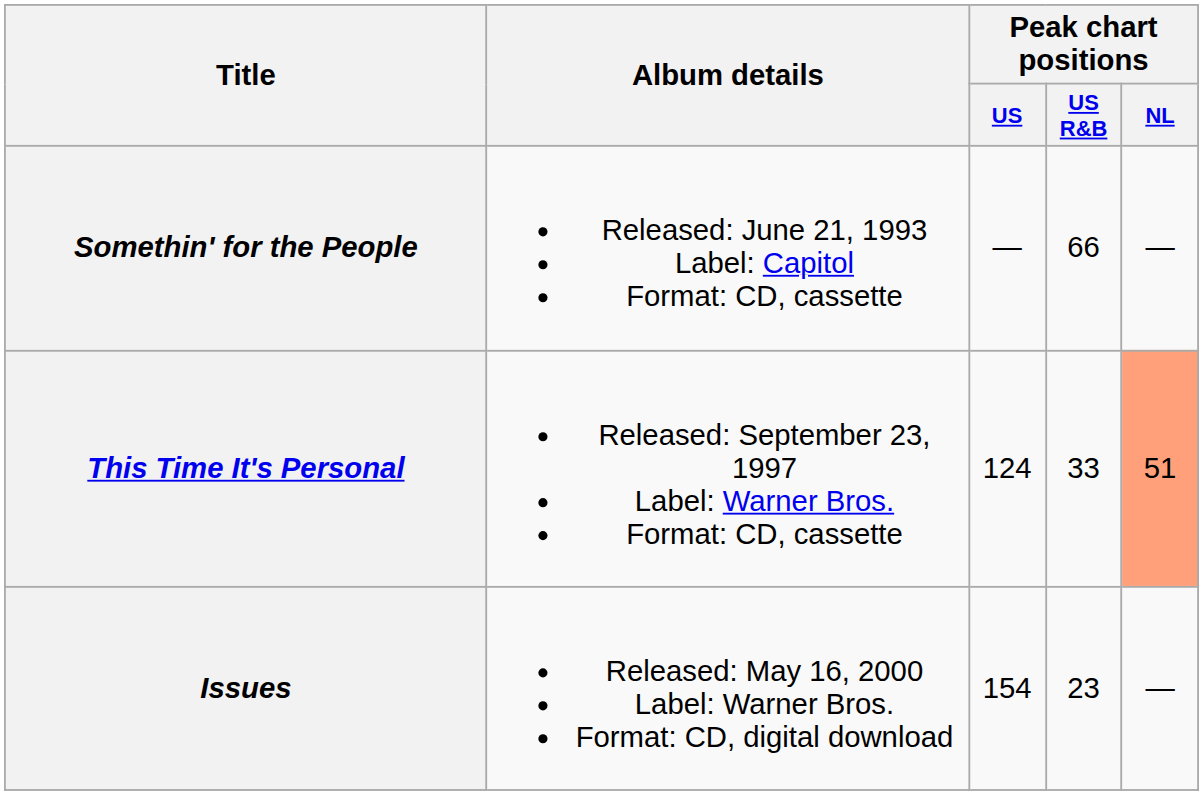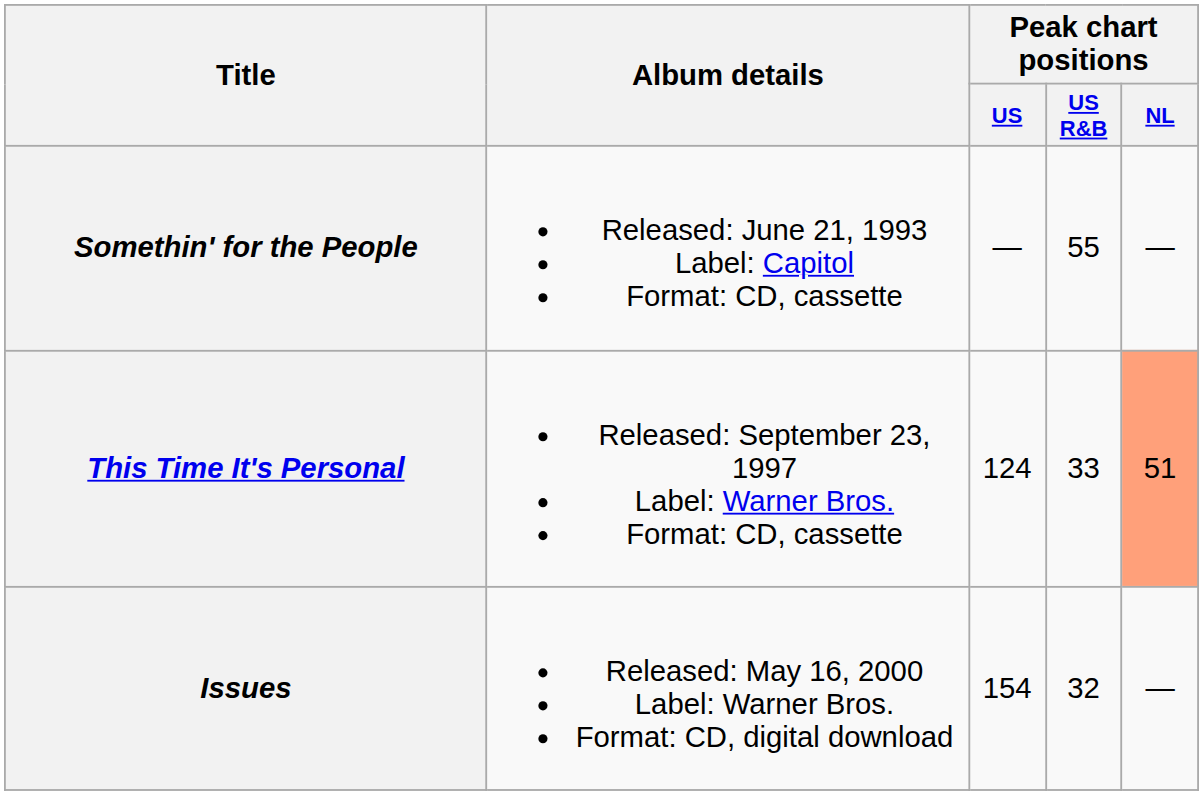(1084, 247) 66 -> (1084, 247) 55
(1084, 688) 23 -> (1084, 688) 32
